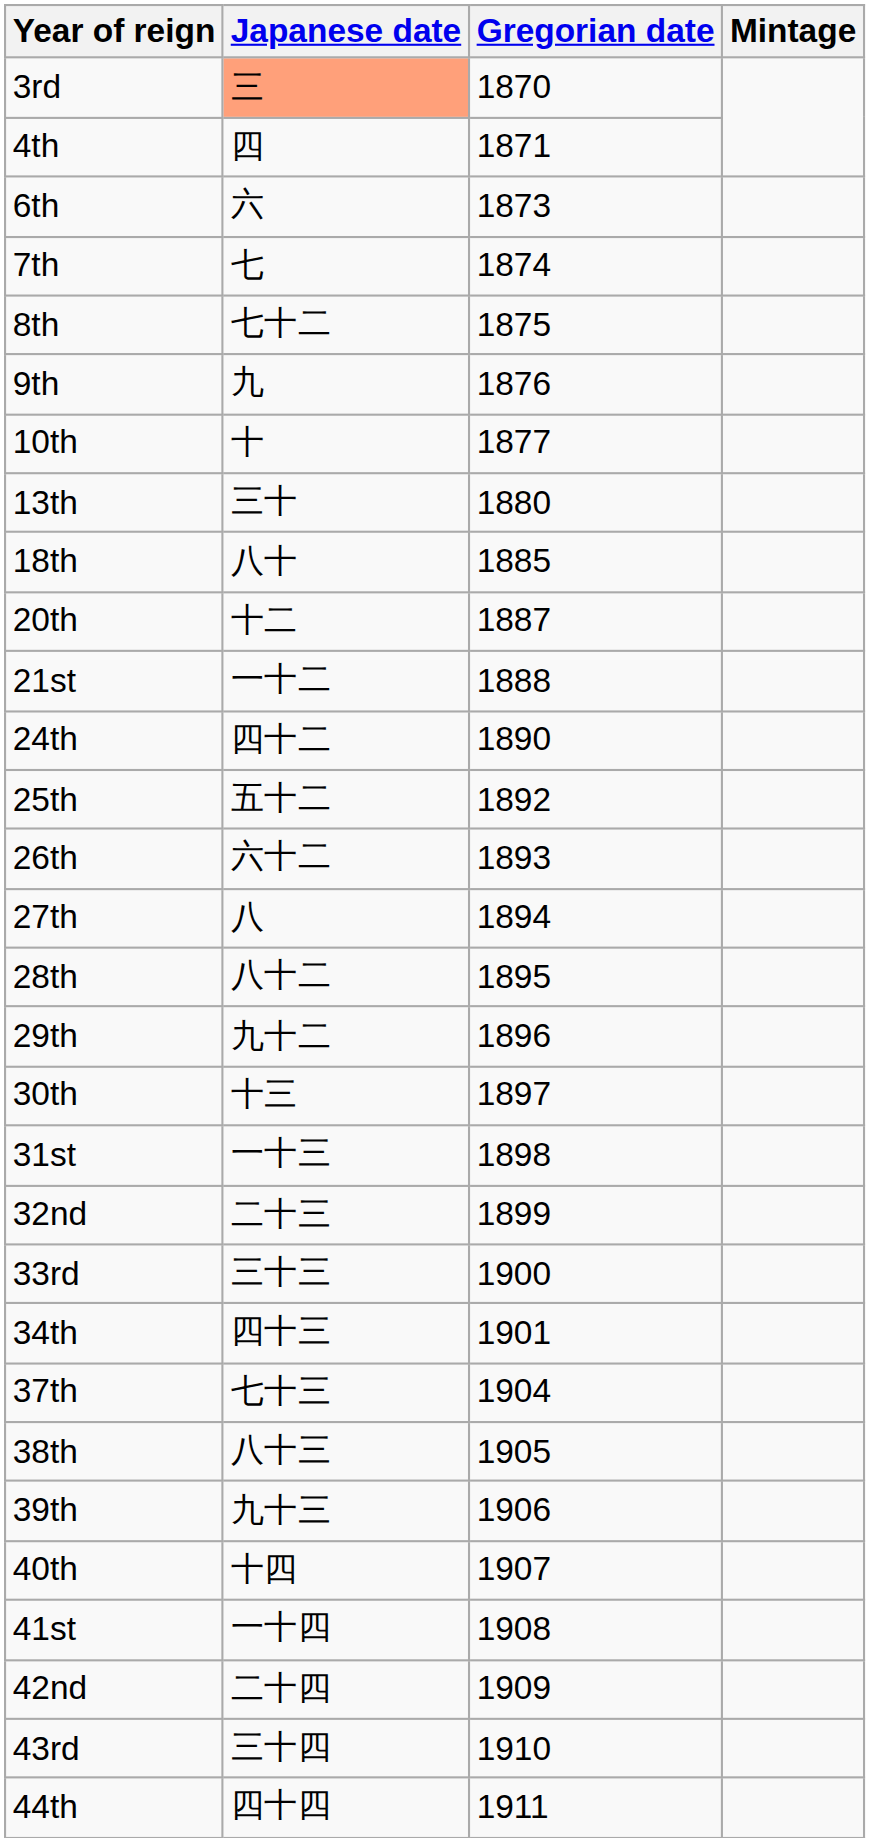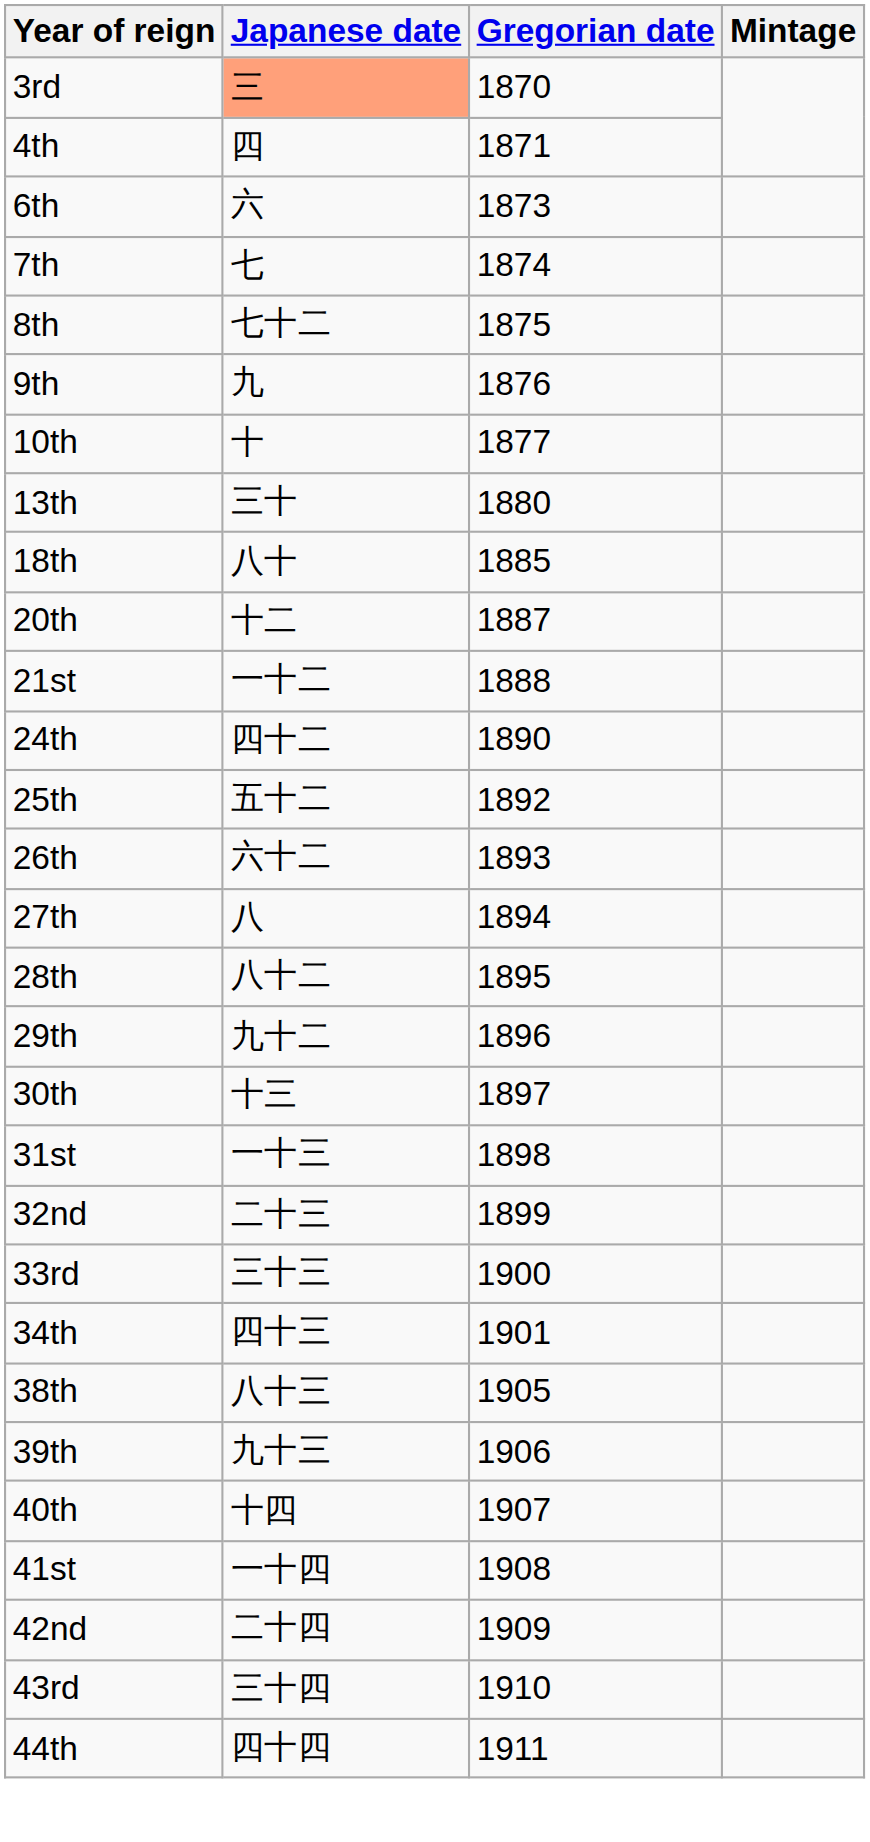- row: (45, 1391)
